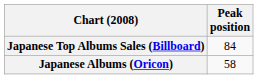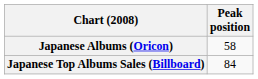rows swapped: (106, 64) <-> (106, 45)
